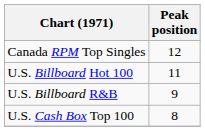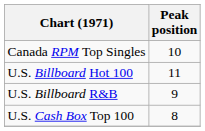(175, 51) 12 -> (175, 51) 10
